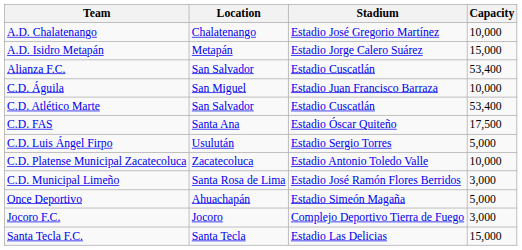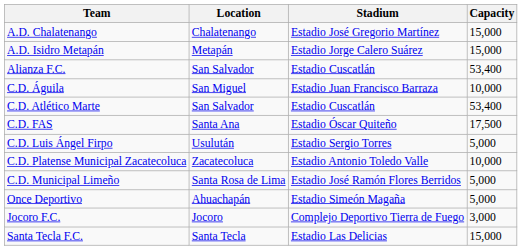(486, 32) 10,000 -> (486, 32) 15,000
(483, 180) 3,000 -> (483, 180) 5,000
